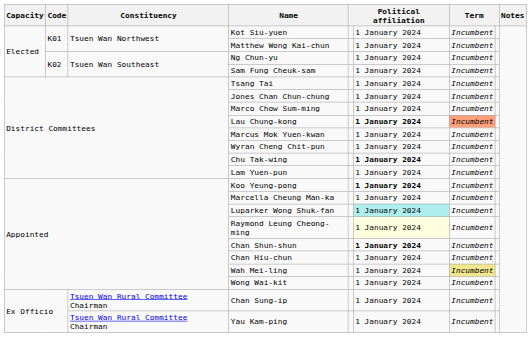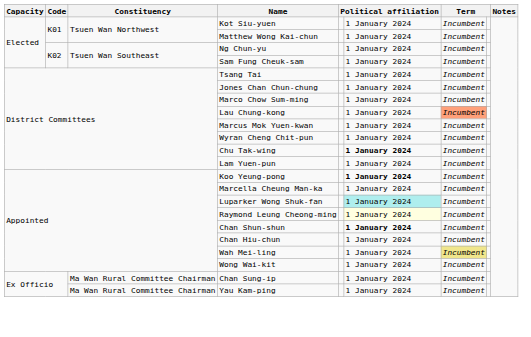(388, 121) bold -> (378, 112) normal
(129, 300) Tsuen Wan Rural Committee Chairman -> (143, 278) Ma Wan Rural Committee Chairman
(129, 322) Tsuen Wan Rural Committee Chairman -> (143, 290) Ma Wan Rural Committee Chairman
